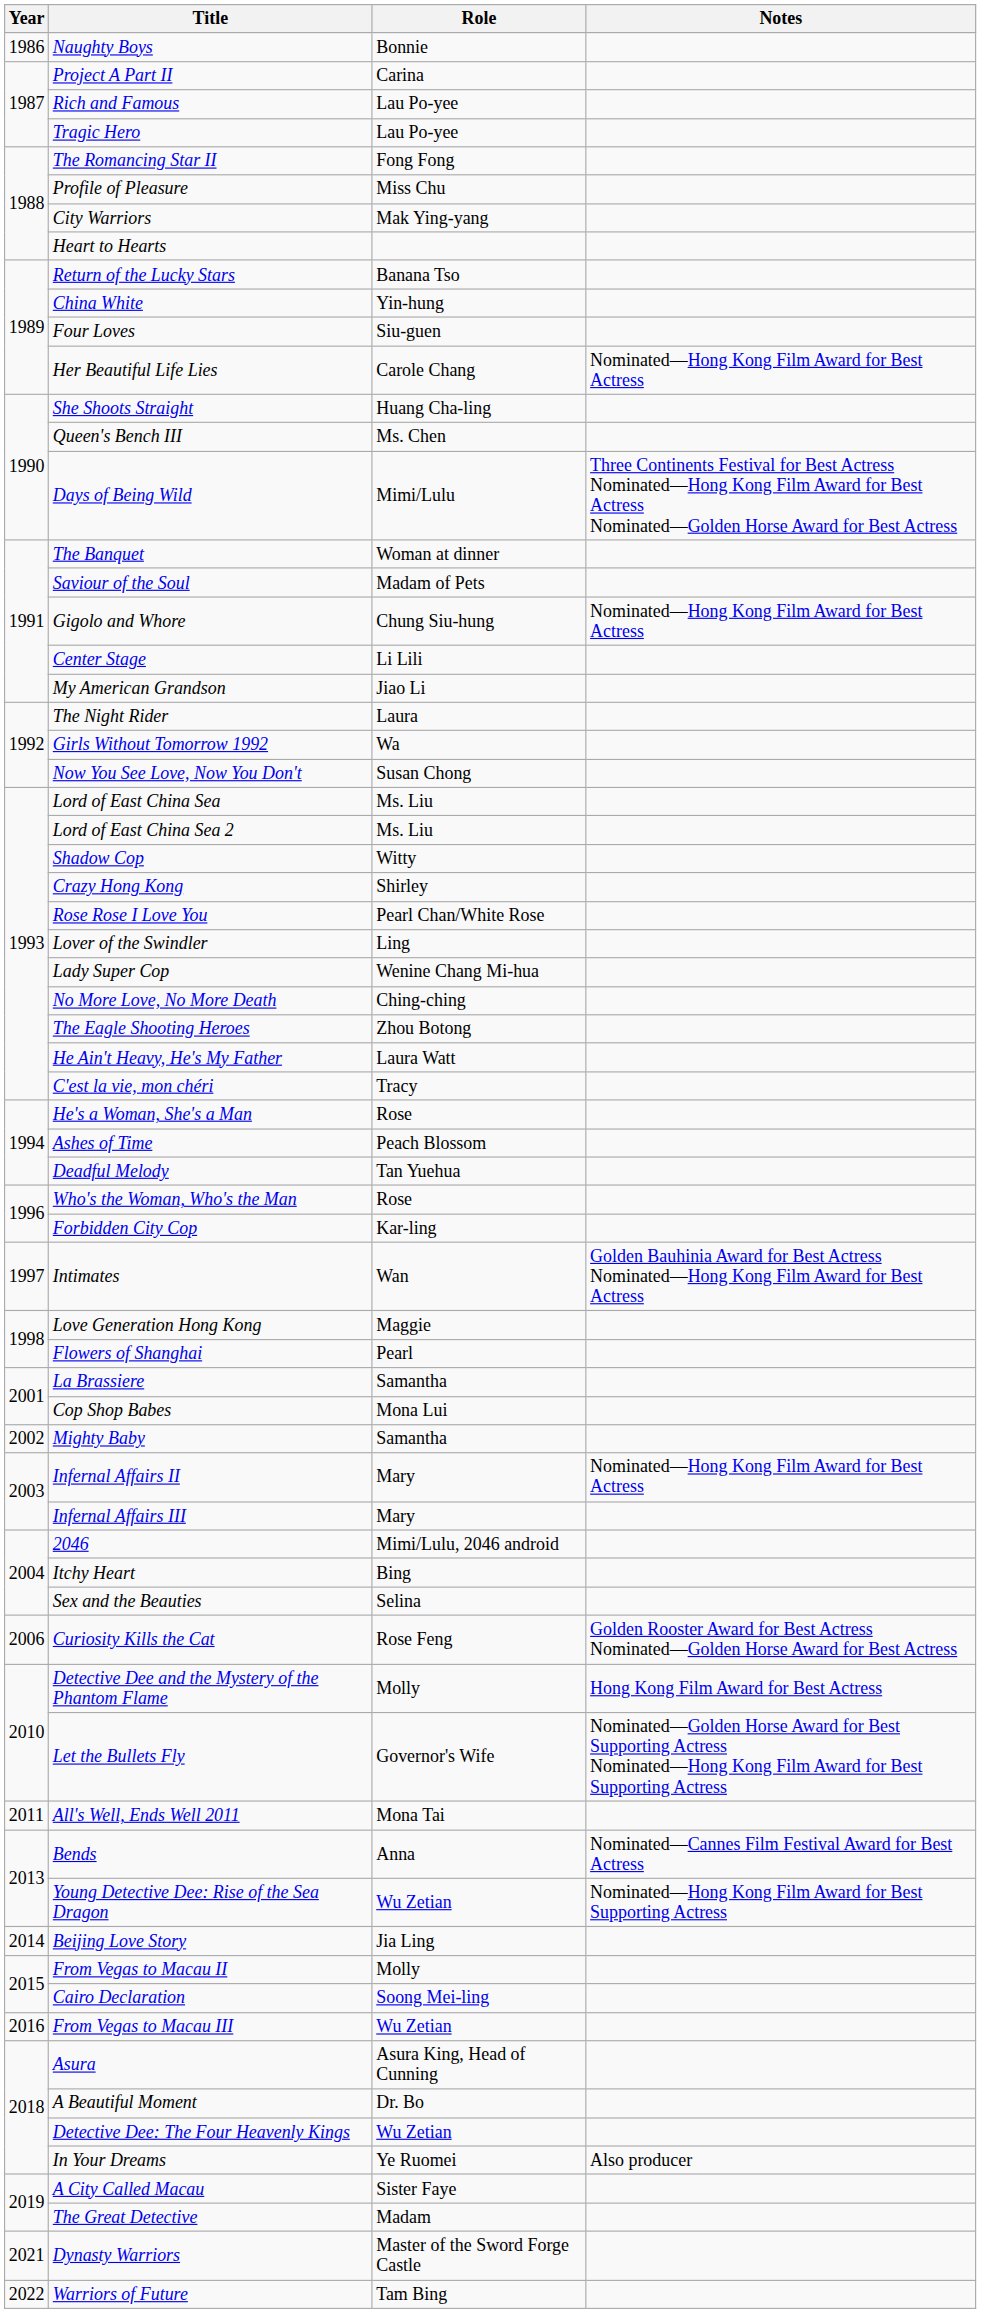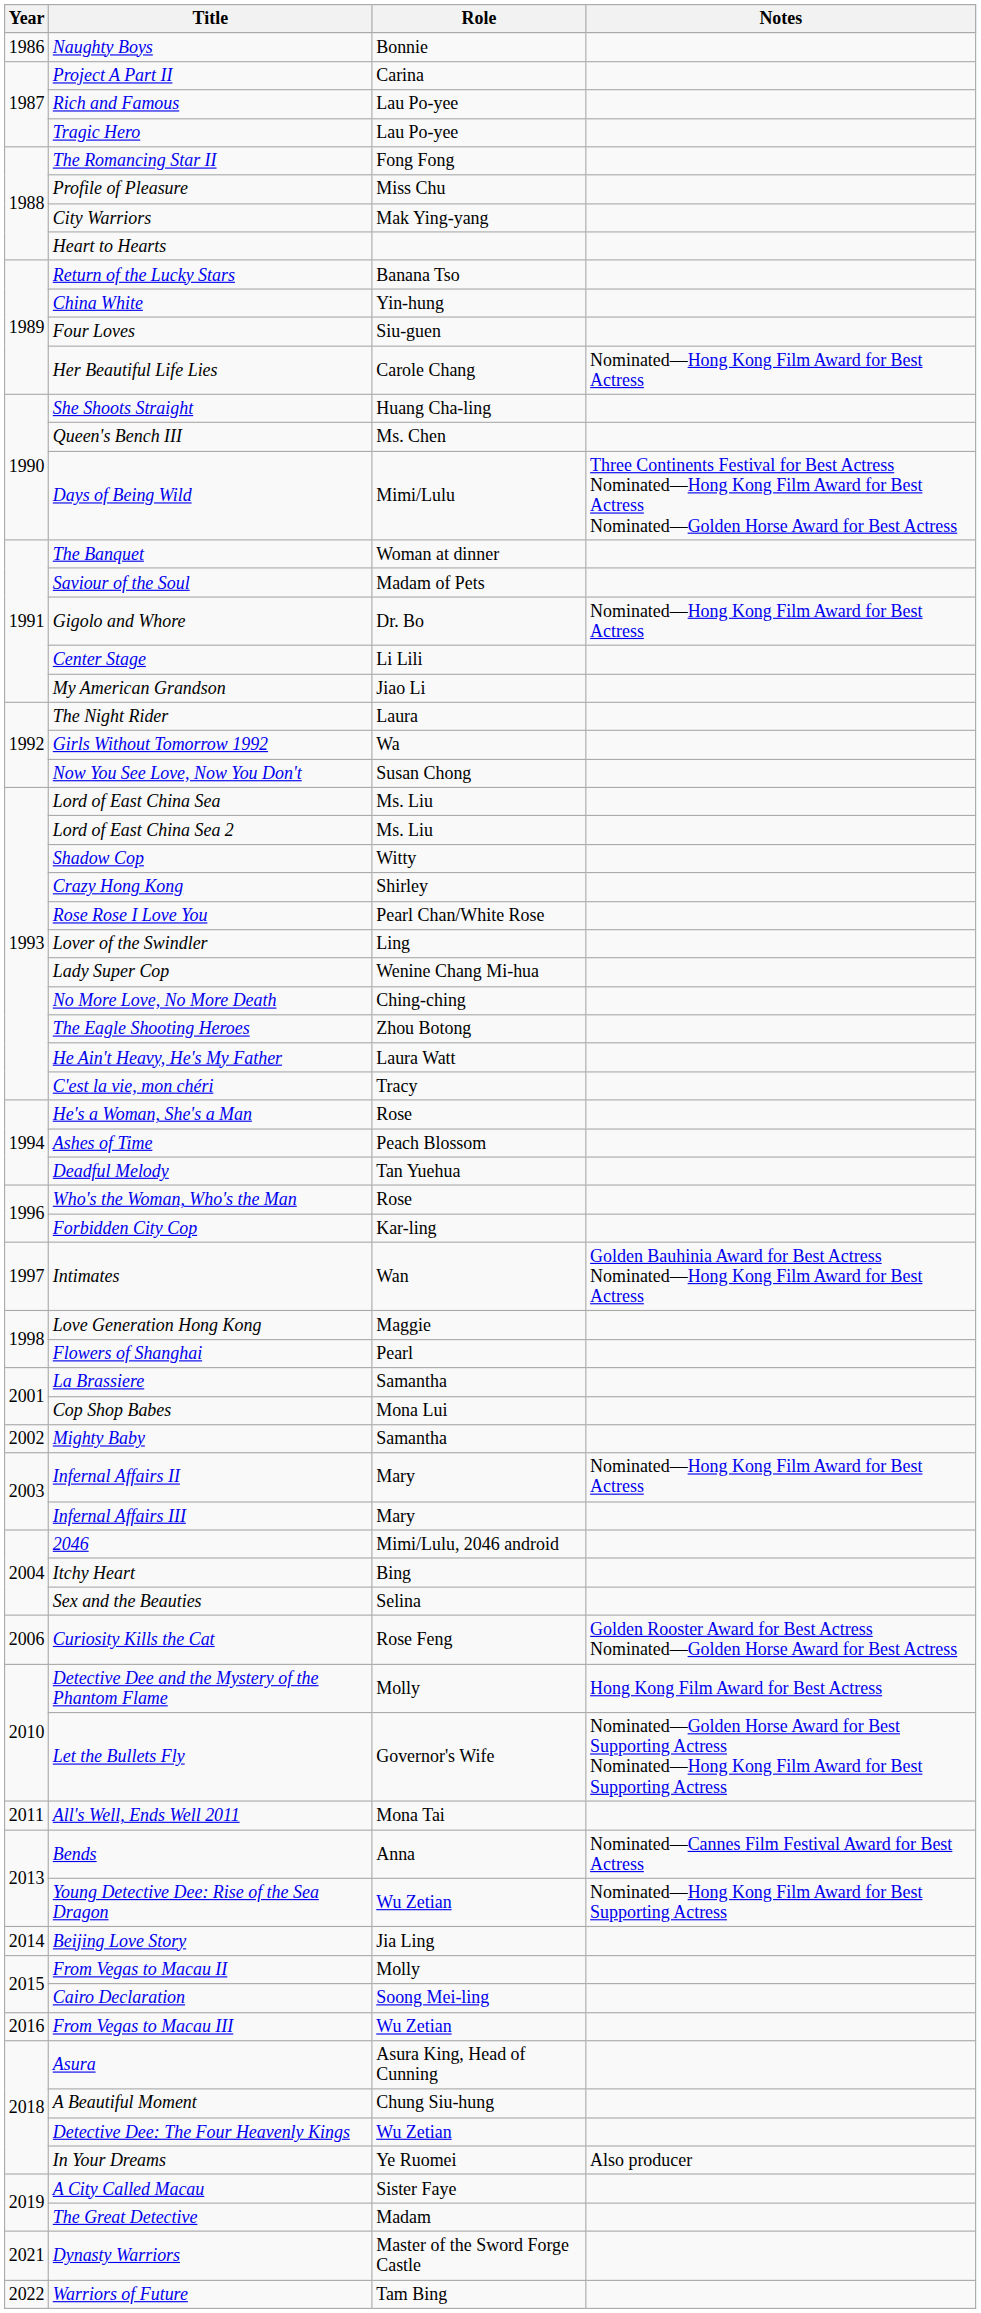(435, 620) Chung Siu-hung -> (400, 620) Dr. Bo
(400, 2103) Dr. Bo -> (435, 2103) Chung Siu-hung
